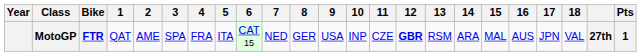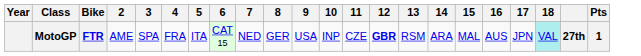- column: (120, 13)
(575, 36) no background -> (548, 36) paleturquoise background
